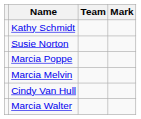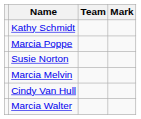rows swapped: (42, 59) <-> (40, 43)
